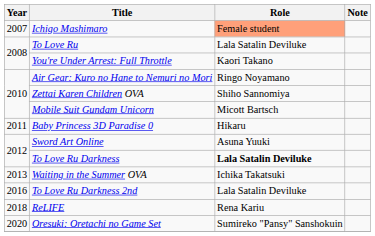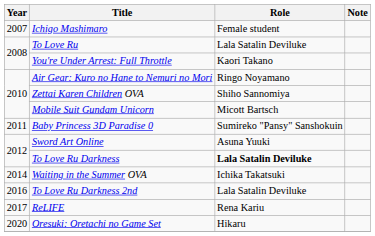(248, 28) lightsalmon background -> (248, 28) no background
(231, 126) Hikaru -> (280, 126) Sumireko "Pansy" Sanshokuin
(17, 175) 2013 -> (17, 175) 2014
(17, 207) 2018 -> (17, 207) 2017
(280, 223) Sumireko "Pansy" Sanshokuin -> (231, 223) Hikaru
